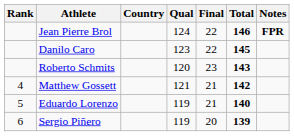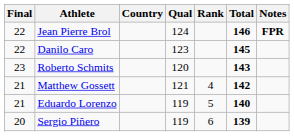columns swapped: (20, 13) <-> (211, 13)
